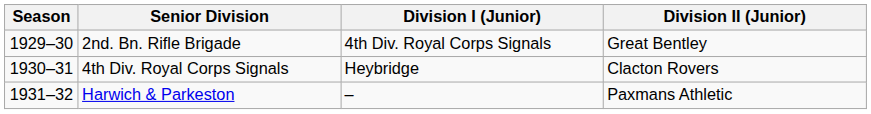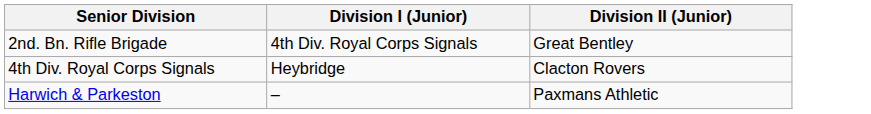- column: (41, 17)
